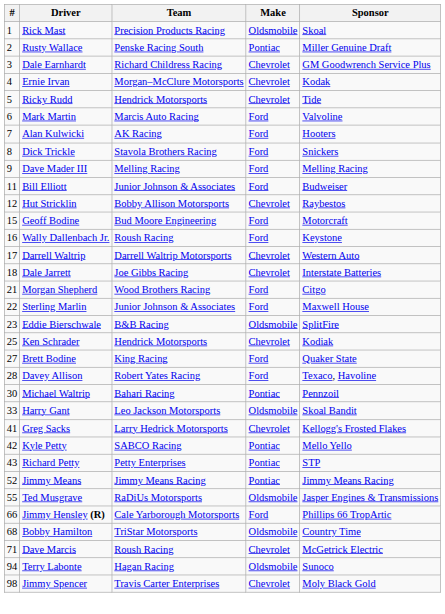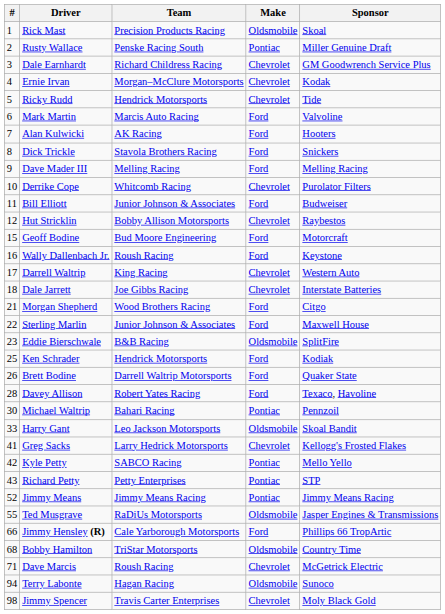+ row: (51, 186)
(173, 255) Darrell Waltrip Motorsports -> (141, 272) King Racing
(269, 341) Chevrolet -> (258, 359) Ford
(12, 359) 27 -> (12, 376) 26
(141, 359) King Racing -> (173, 376) Darrell Waltrip Motorsports
